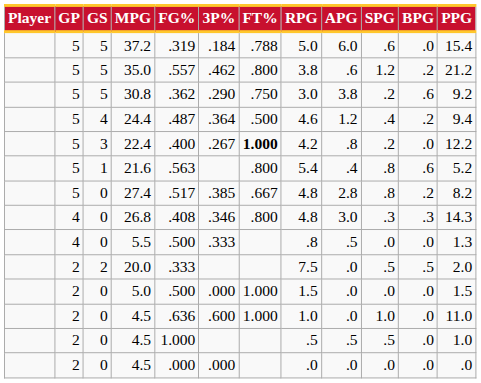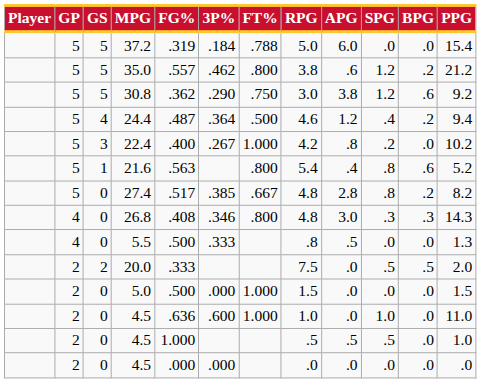(389, 45) .6 -> (389, 45) .0
(389, 94) .2 -> (385, 94) 1.2
(260, 143) bold -> (260, 143) normal
(459, 143) 12.2 -> (459, 143) 10.2
